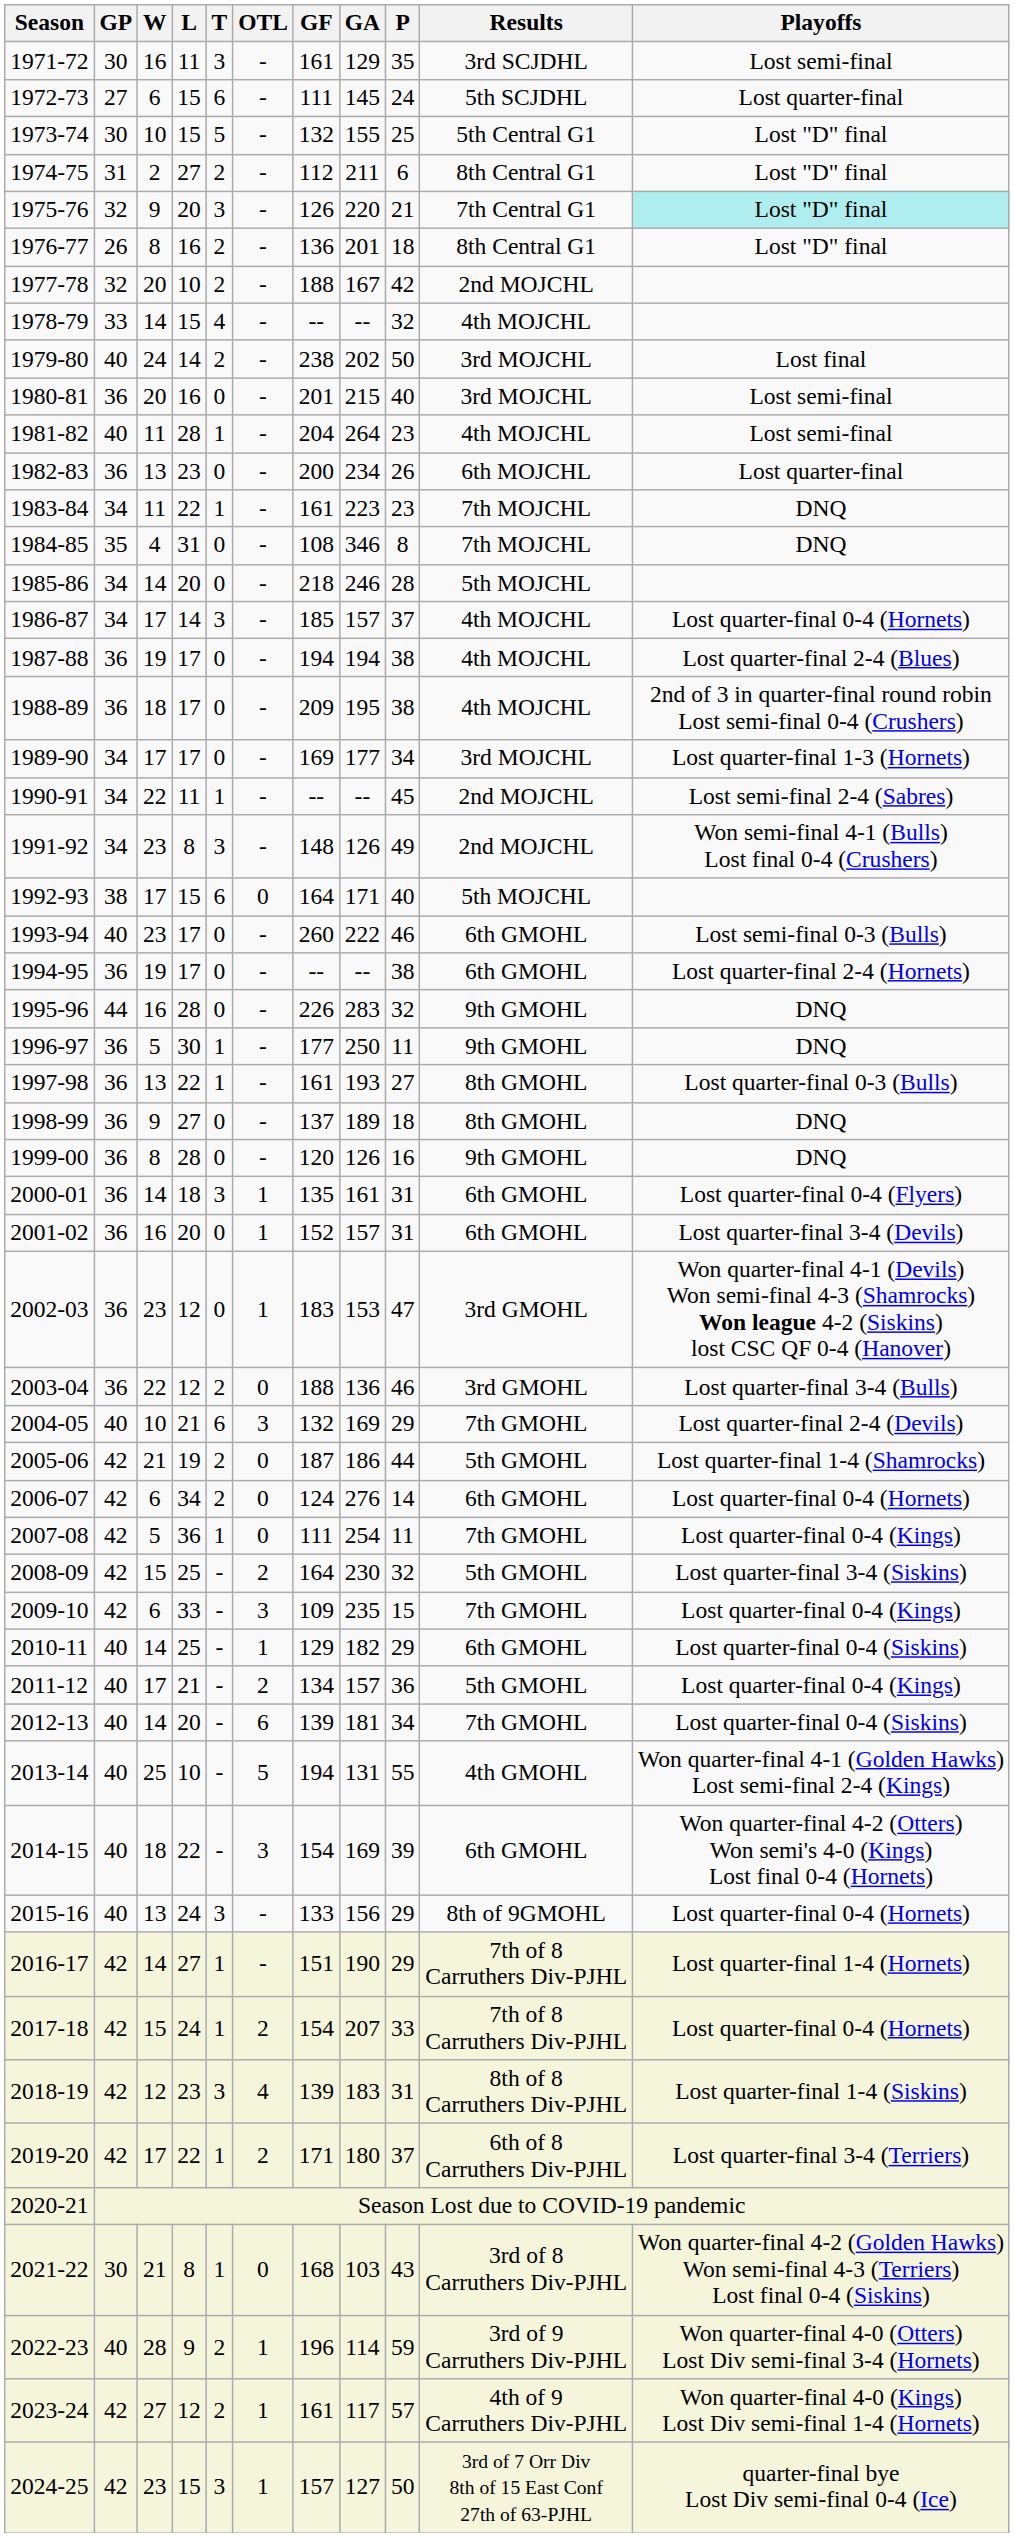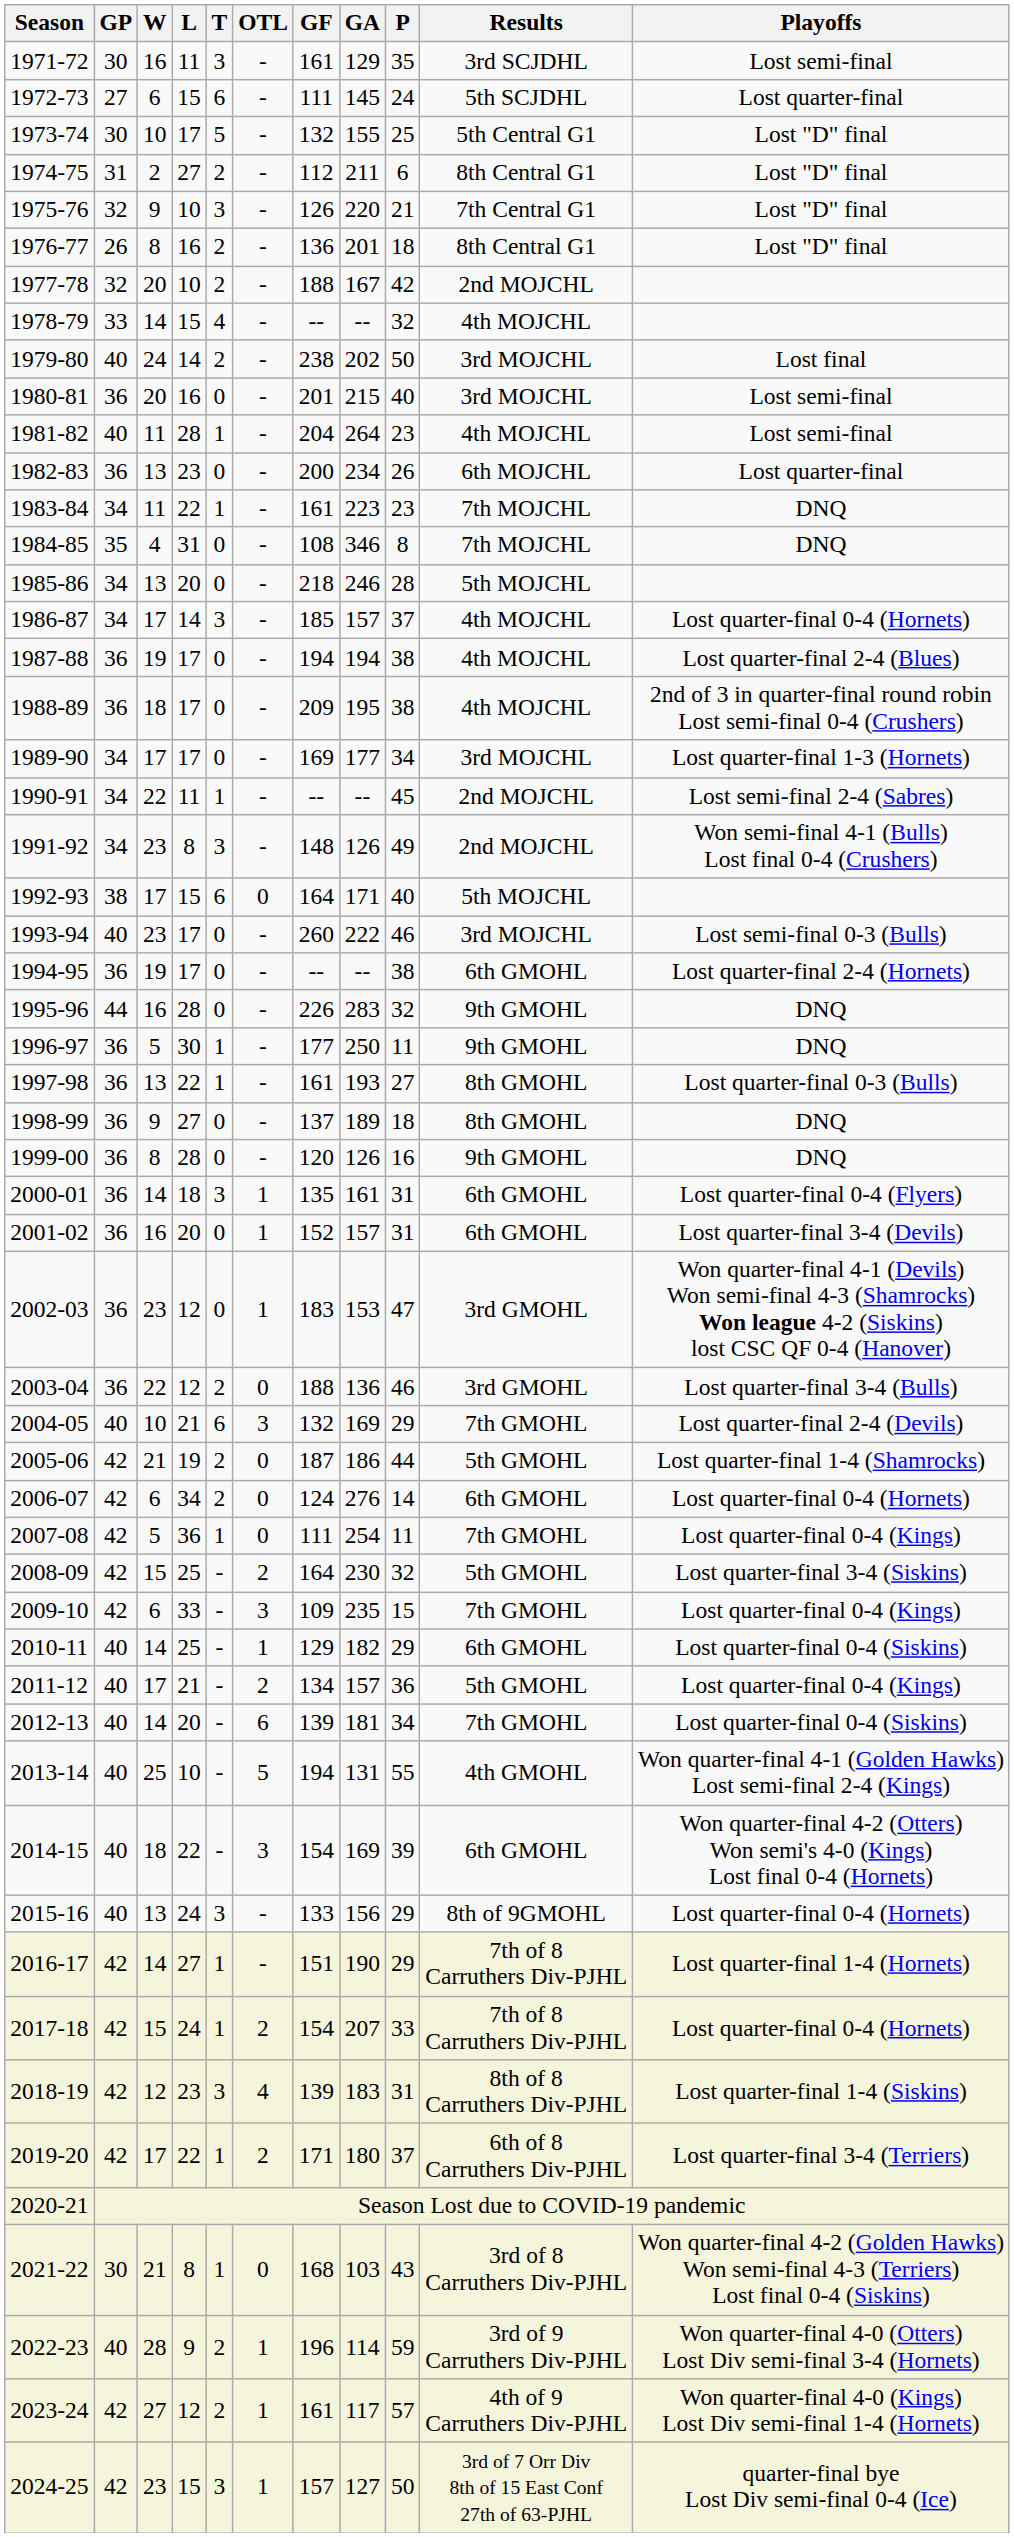(189, 135) 15 -> (189, 135) 17
(189, 209) 20 -> (189, 209) 10
(821, 209) paleturquoise background -> (821, 209) no background
(155, 582) 14 -> (155, 582) 13
(526, 933) 6th GMOHL -> (526, 933) 3rd MOJCHL
